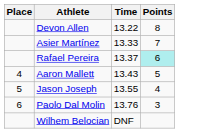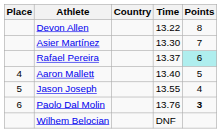+ column: (132, 12)
(126, 43) 13.33 -> (168, 43) 13.30
(126, 74) 13.43 -> (168, 74) 13.40
(158, 105) normal -> (199, 105) bold
